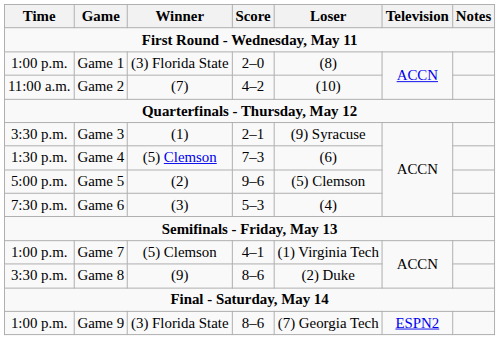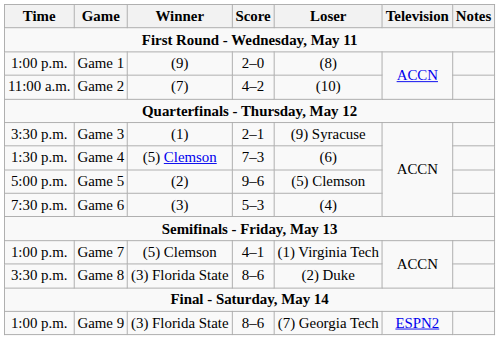(180, 63) (3) Florida State -> (180, 63) (9)
(180, 275) (9) -> (180, 275) (3) Florida State
